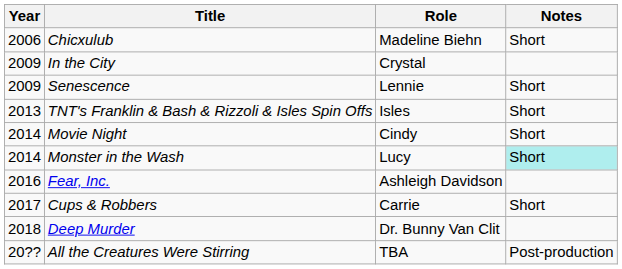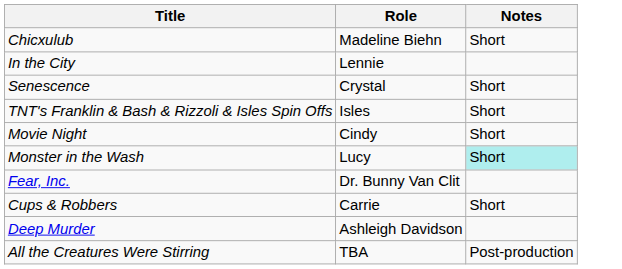- column: (24, 16)
(402, 63) Crystal -> (362, 63) Lennie
(402, 87) Lennie -> (362, 87) Crystal
(441, 181) Ashleigh Davidson -> (400, 181) Dr. Bunny Van Clit
(439, 228) Dr. Bunny Van Clit -> (401, 228) Ashleigh Davidson
